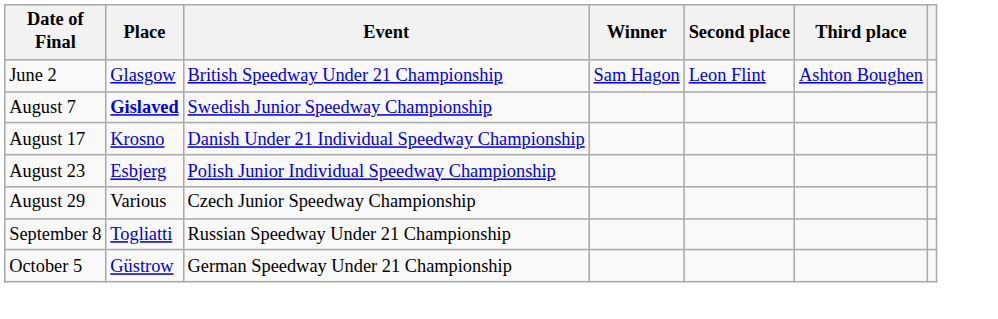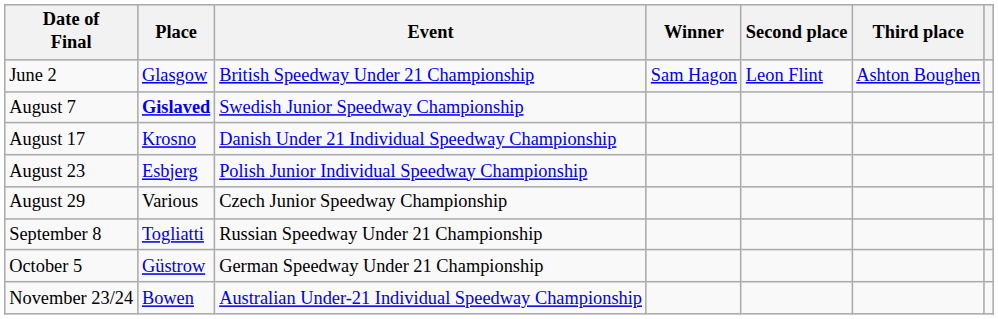+ row: (71, 297)
